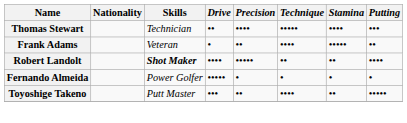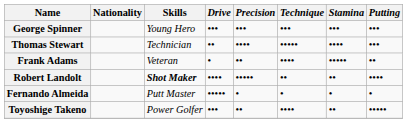+ row: (47, 28)
(175, 77) Power Golfer -> (175, 94) Putt Master
(175, 94) Putt Master -> (175, 110) Power Golfer
